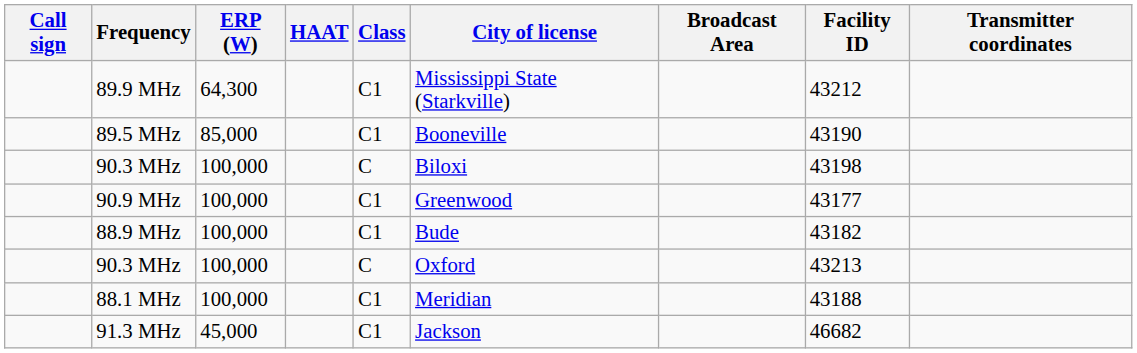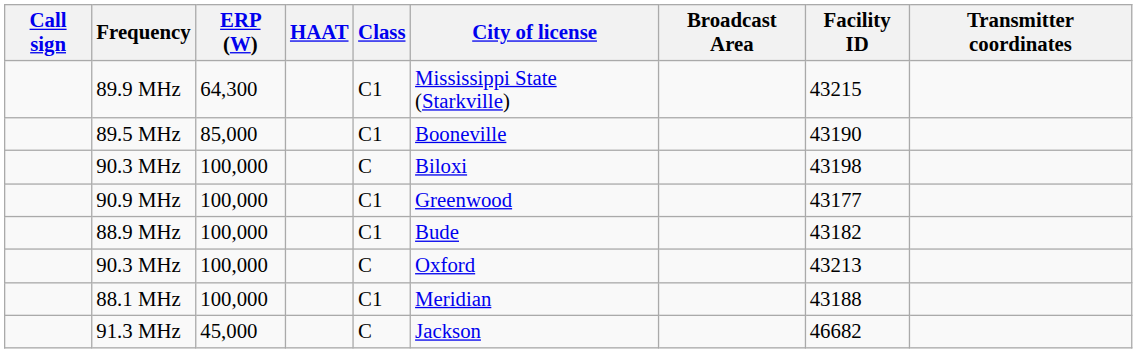(836, 89) 43212 -> (836, 89) 43215
(370, 331) C1 -> (365, 331) C
